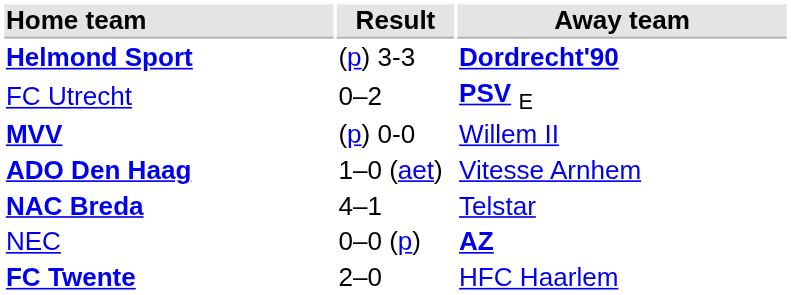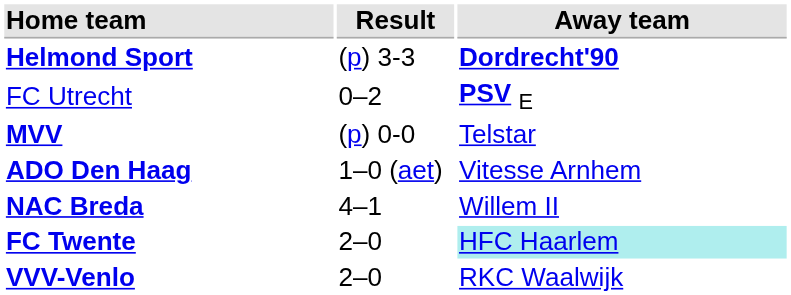(509, 134) Willem II -> (497, 134) Telstar
(497, 206) Telstar -> (509, 206) Willem II
- row: (33, 242)
(539, 278) no background -> (539, 242) paleturquoise background
+ row: (70, 278)
